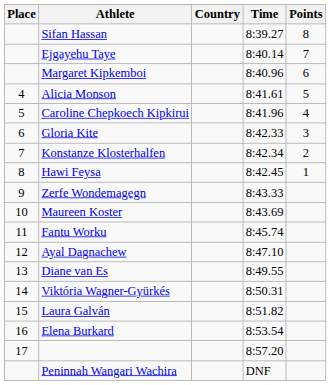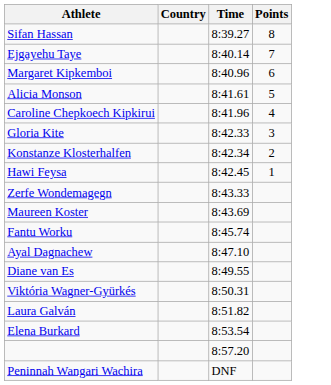- column: (21, 14)
